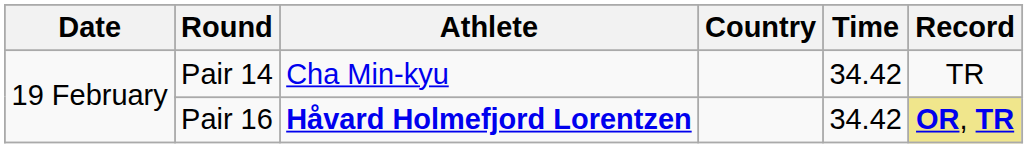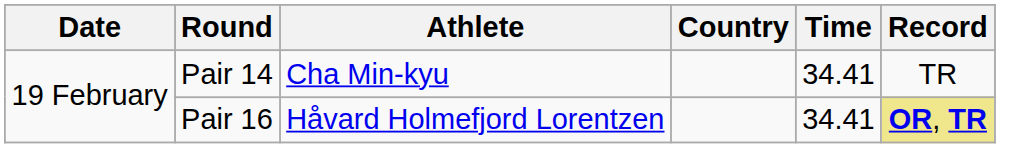(866, 73) 34.42 -> (838, 73) 34.41
(489, 119) bold -> (475, 119) normal
(866, 119) 34.42 -> (838, 119) 34.41
